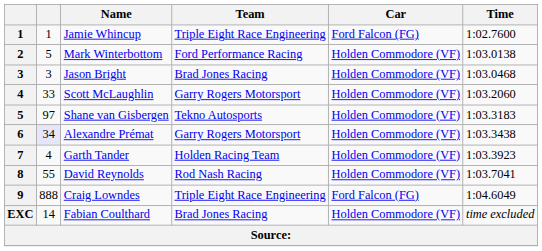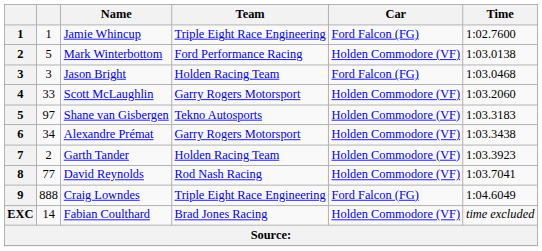(221, 74) Brad Jones Racing -> (227, 74) Holden Racing Team
(396, 74) Holden Commodore (VF) -> (375, 74) Ford Falcon (FG)
(49, 134) lavender background -> (49, 134) no background
(49, 155) 4 -> (49, 155) 2
(49, 175) 55 -> (49, 175) 77
